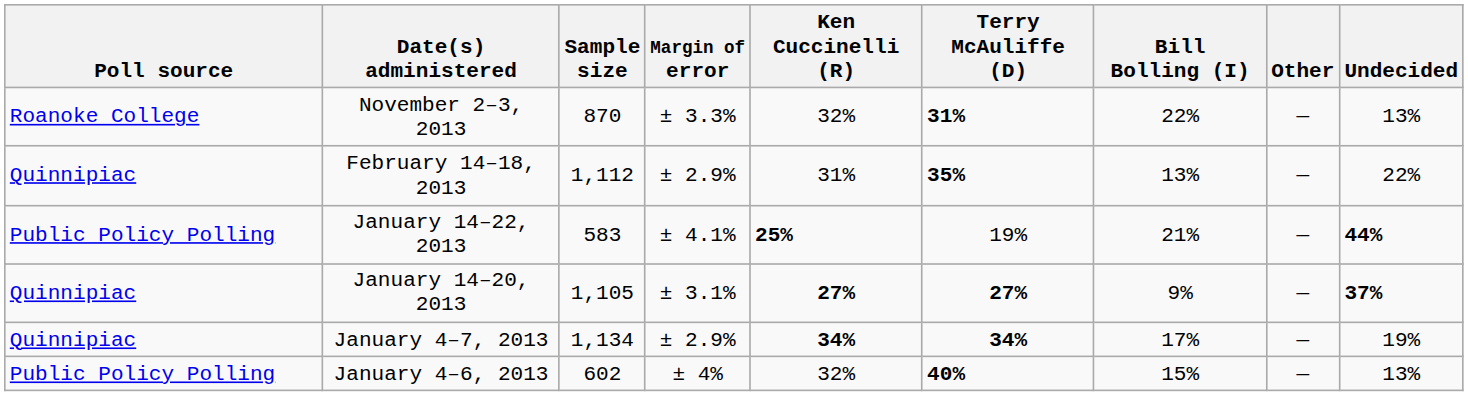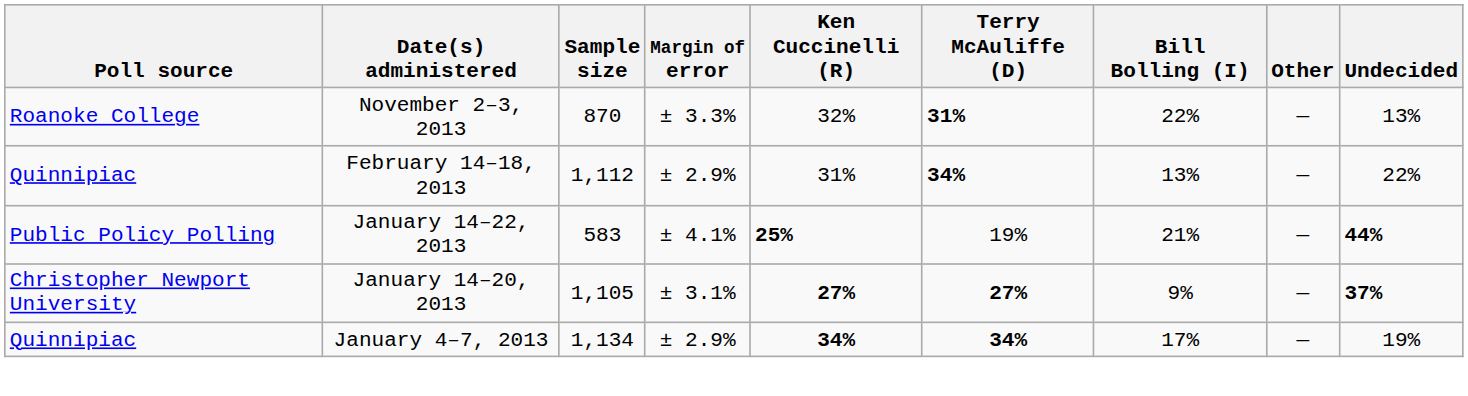(946, 176) 35% -> (946, 176) 34%
(73, 293) Quinnipiac -> (130, 293) Christopher Newport University
- row: (441, 374)
